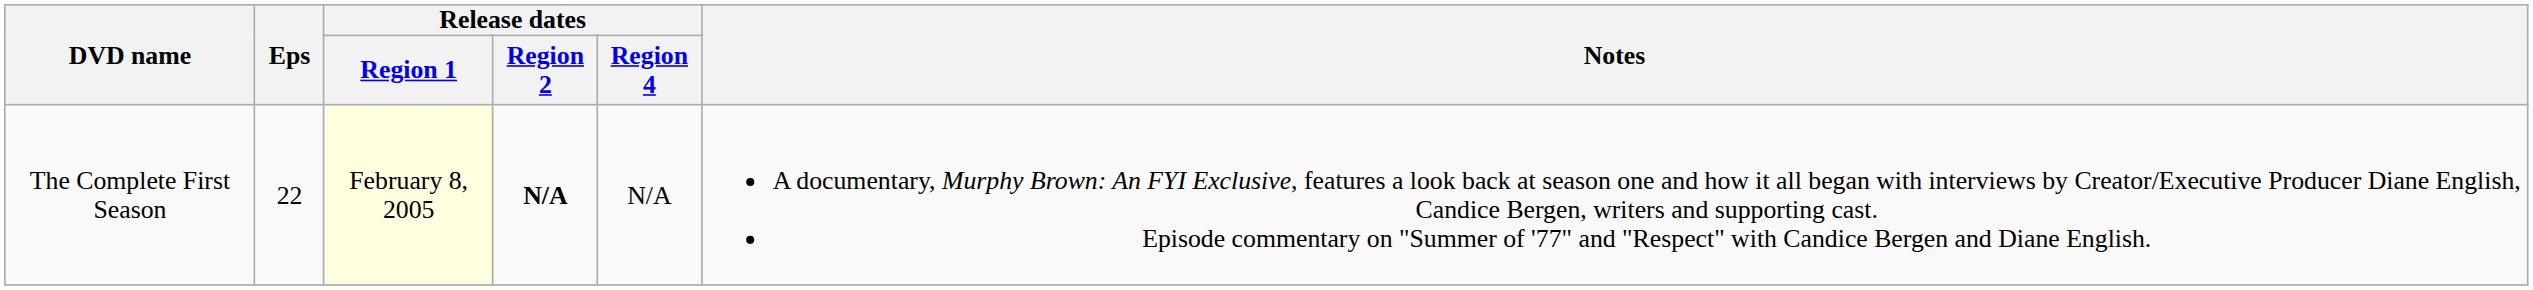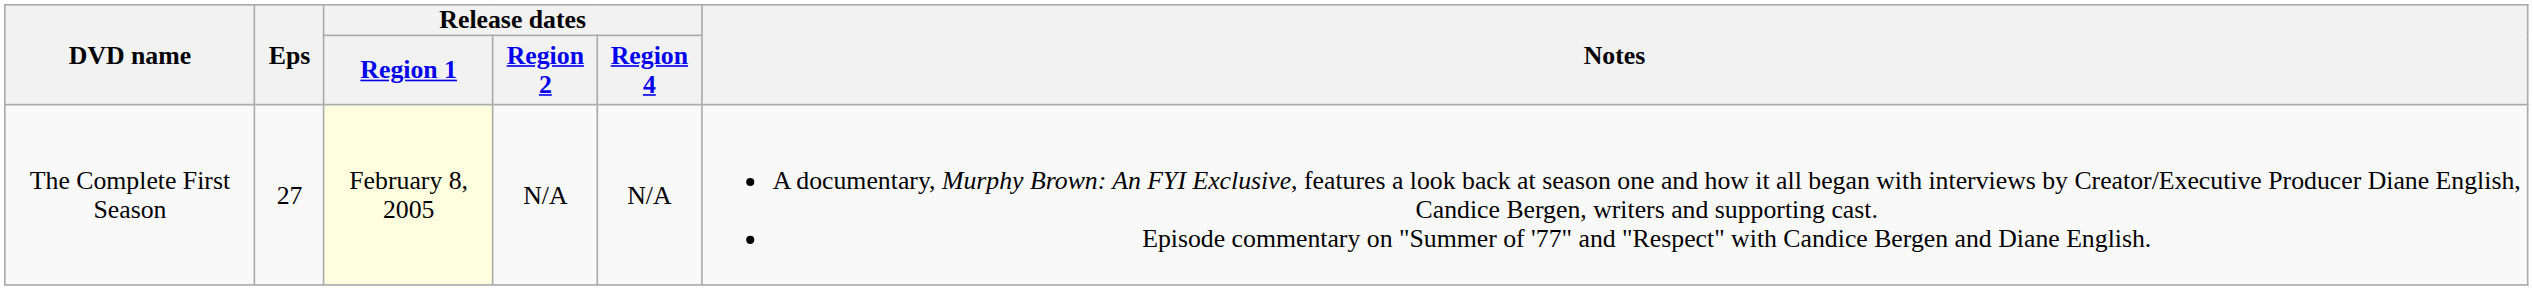(290, 194) 22 -> (290, 194) 27
(545, 194) bold -> (545, 194) normal
